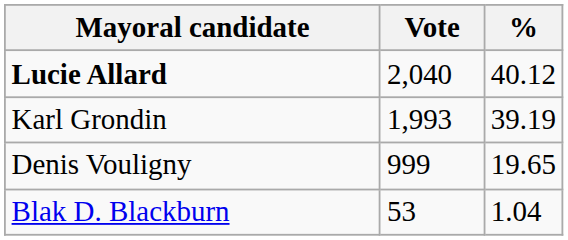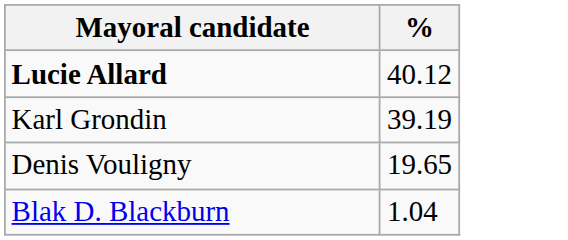- column: (432, 27)
